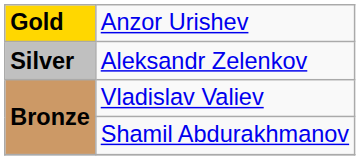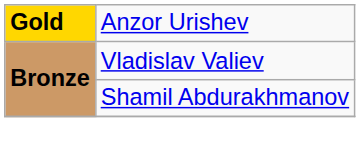- row: (204, 60)
